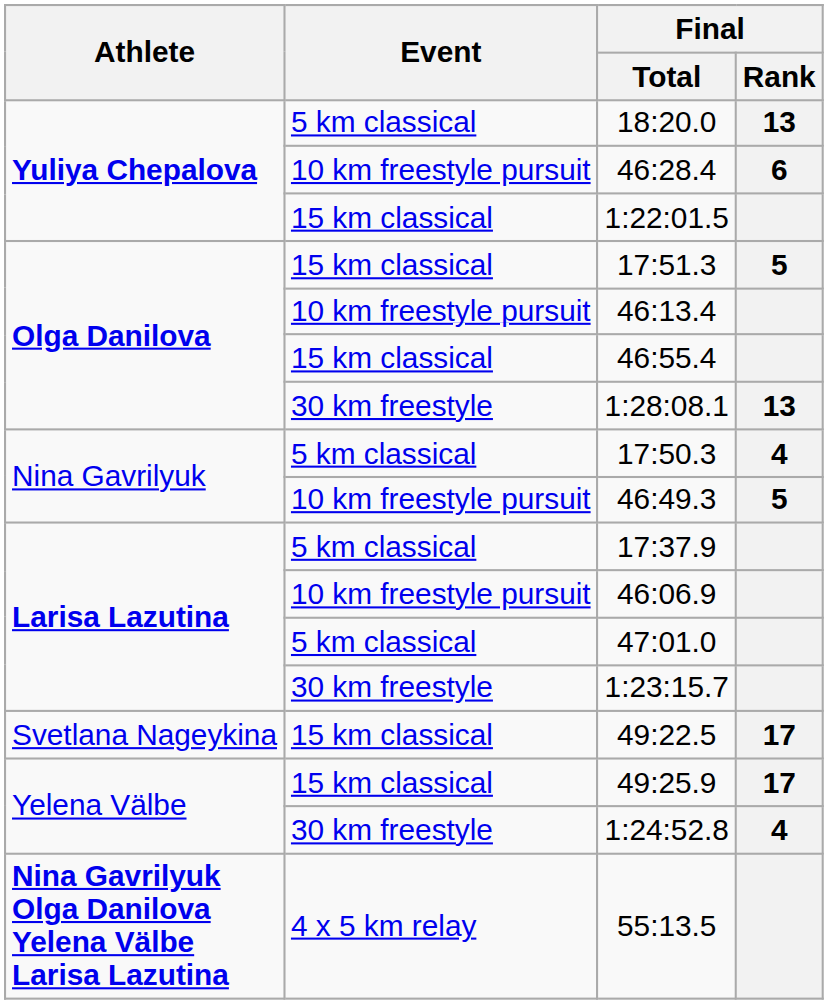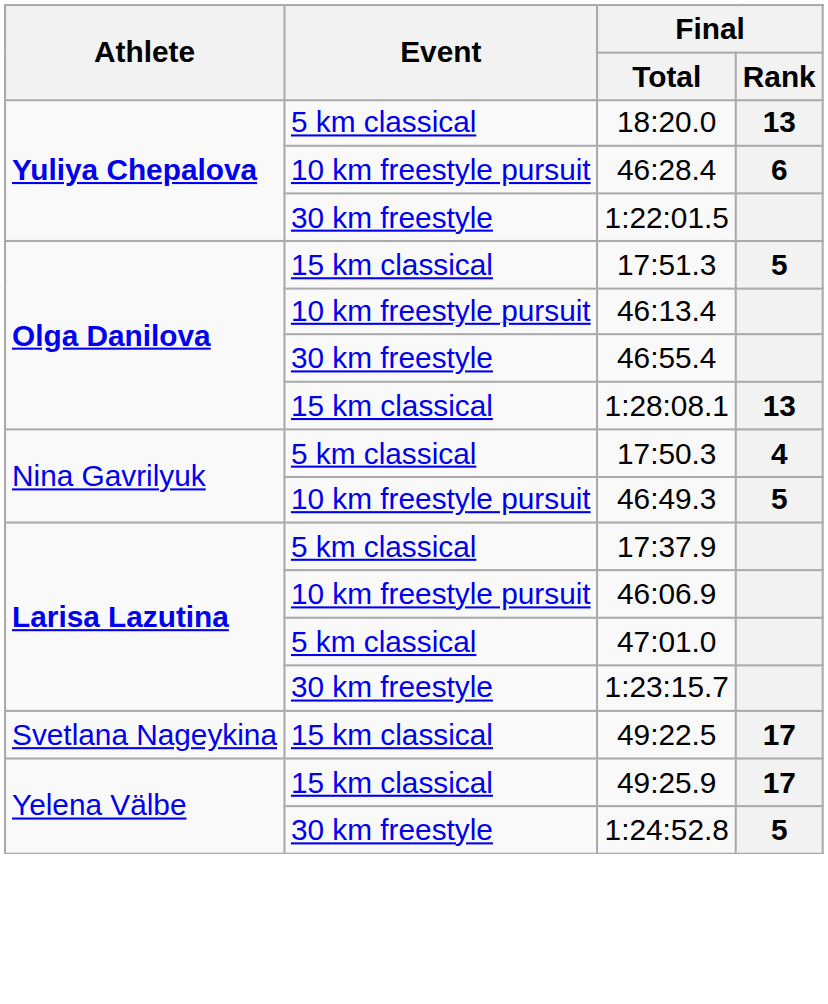(392, 217) 15 km classical -> (392, 217) 30 km freestyle
(392, 359) 15 km classical -> (392, 359) 30 km freestyle
(392, 406) 30 km freestyle -> (392, 406) 15 km classical
(779, 830) 4 -> (779, 830) 5
- row: (667, 926)
